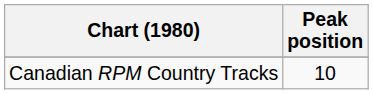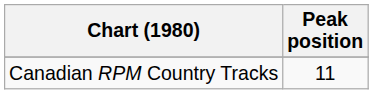(325, 72) 10 -> (325, 72) 11
